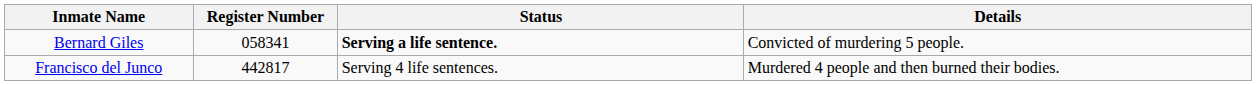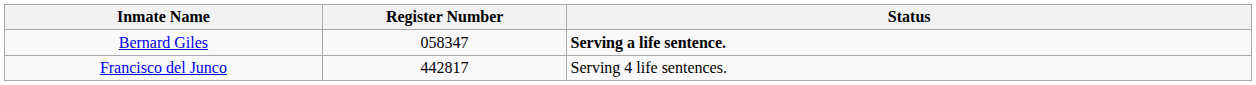- column: (998, 17)
(265, 42) 058341 -> (445, 42) 058347
